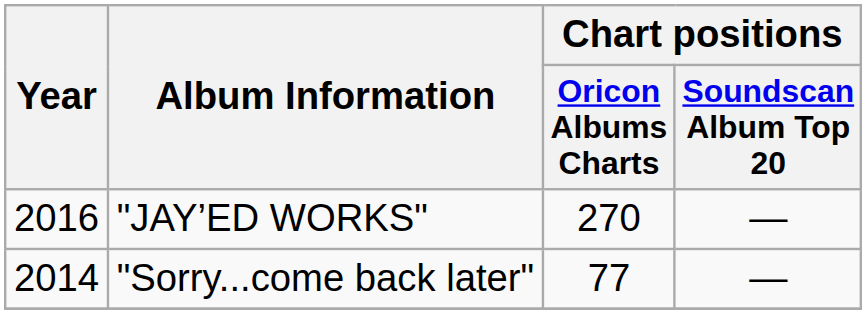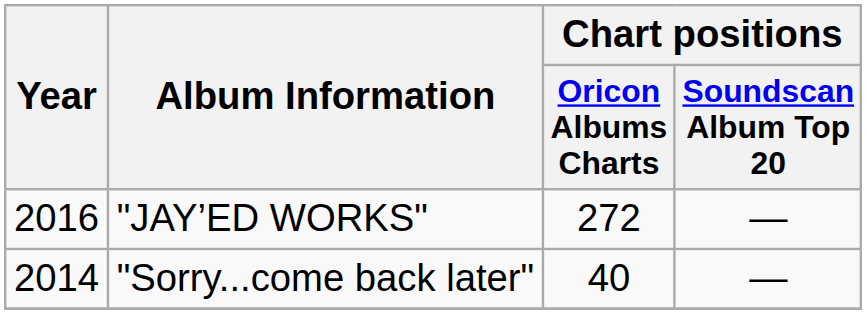(609, 218) 270 -> (609, 218) 272
(609, 278) 77 -> (609, 278) 40
